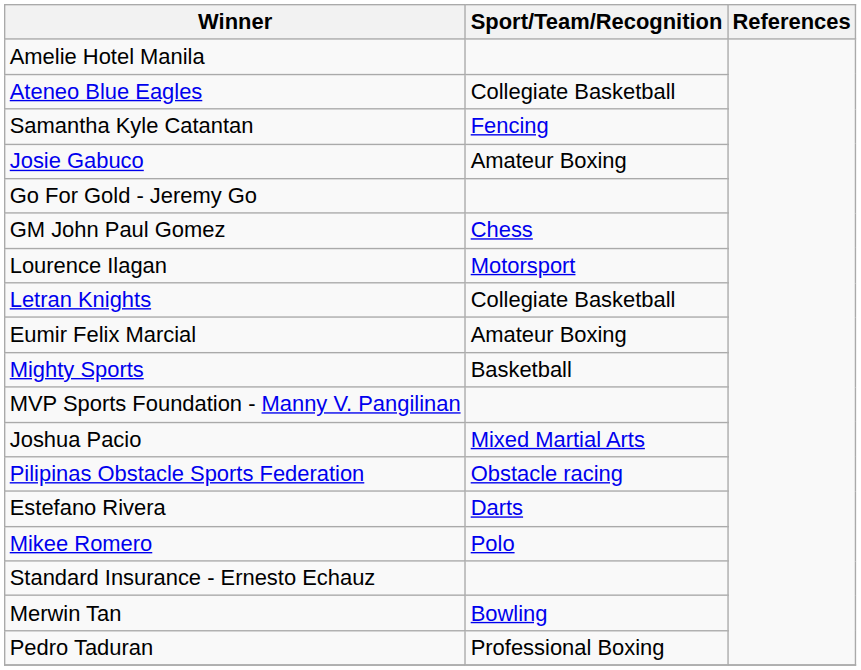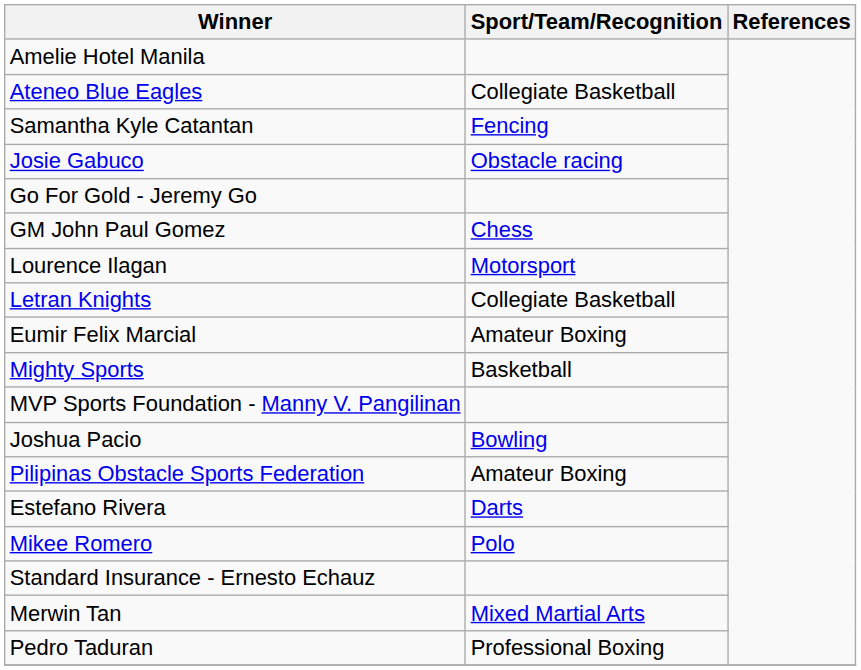(549, 160) Amateur Boxing -> (547, 160) Obstacle racing
(558, 439) Mixed Martial Arts -> (509, 439) Bowling
(547, 473) Obstacle racing -> (549, 473) Amateur Boxing
(509, 612) Bowling -> (558, 612) Mixed Martial Arts
